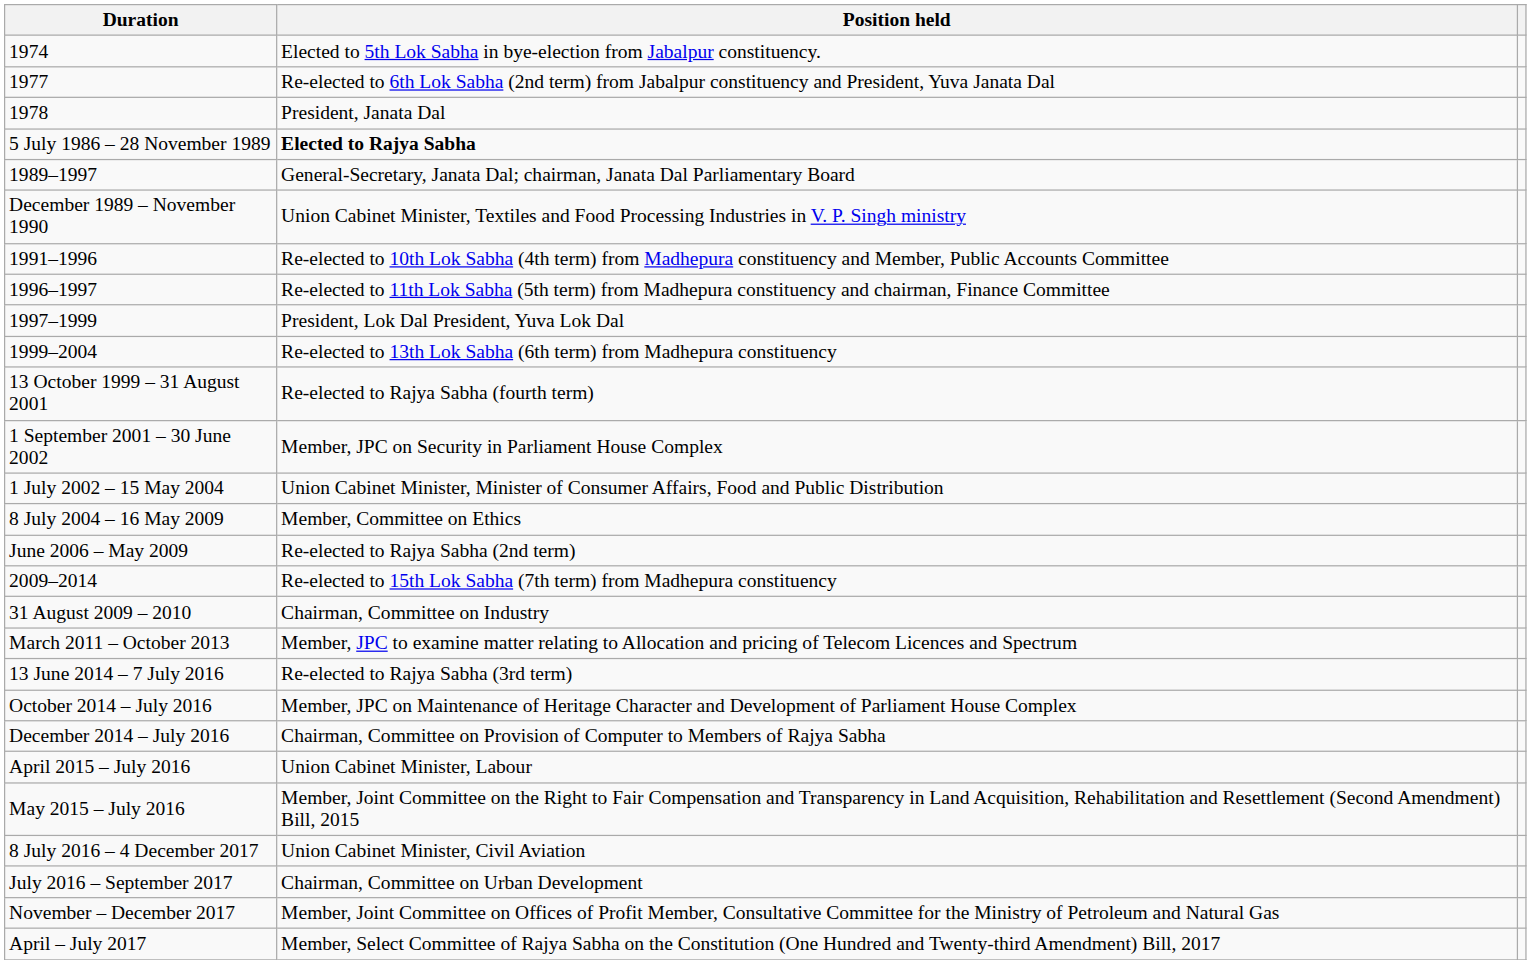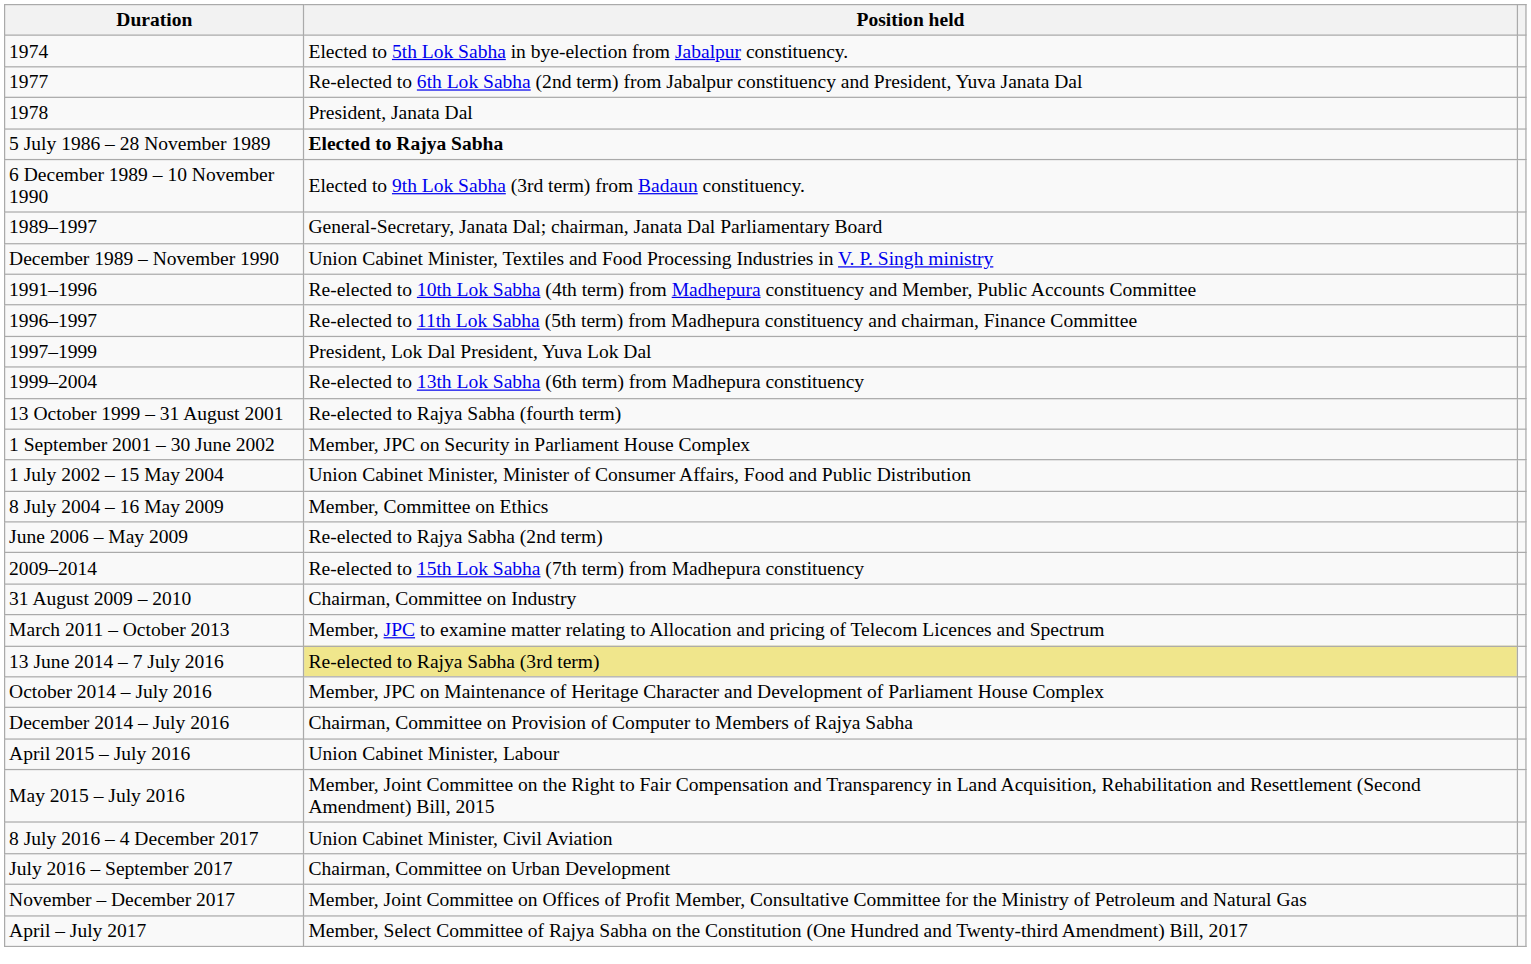+ row: (142, 185)
(427, 674) no background -> (454, 661) khaki background
